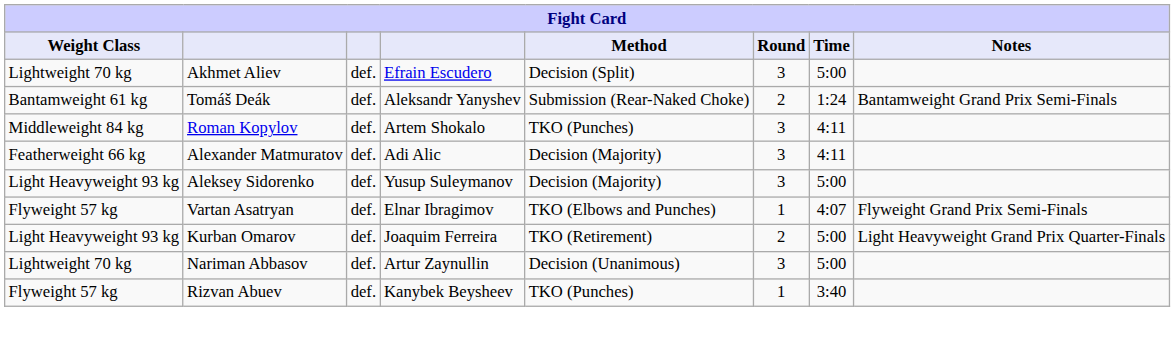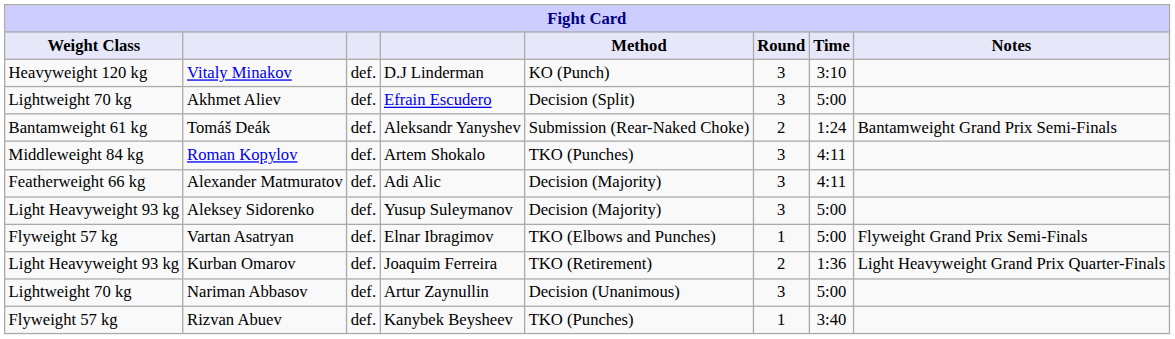+ row: (239, 72)
(832, 209) 4:07 -> (832, 237) 5:00
(832, 237) 5:00 -> (832, 264) 1:36
